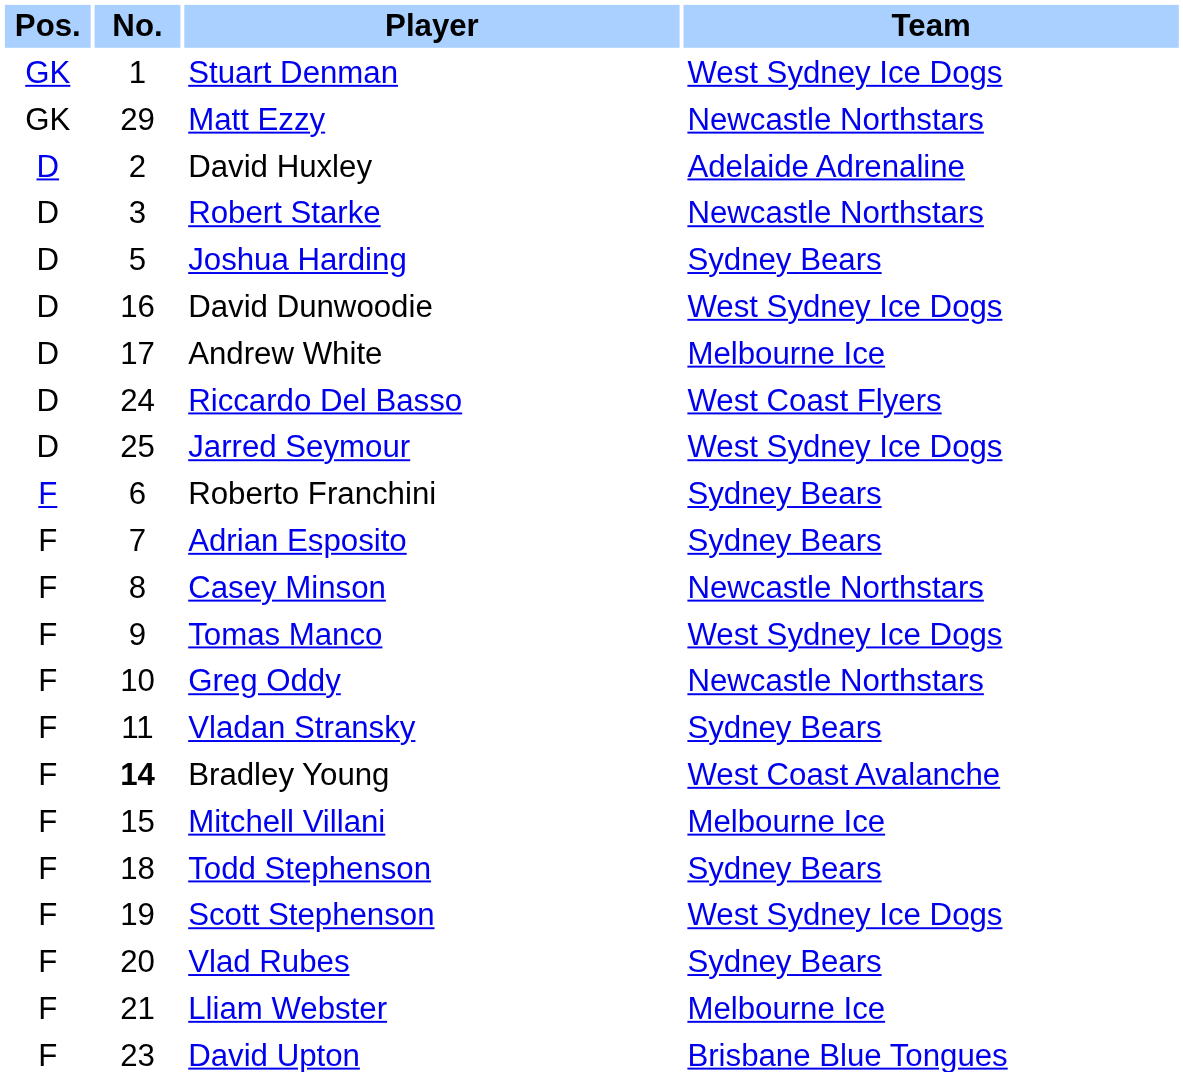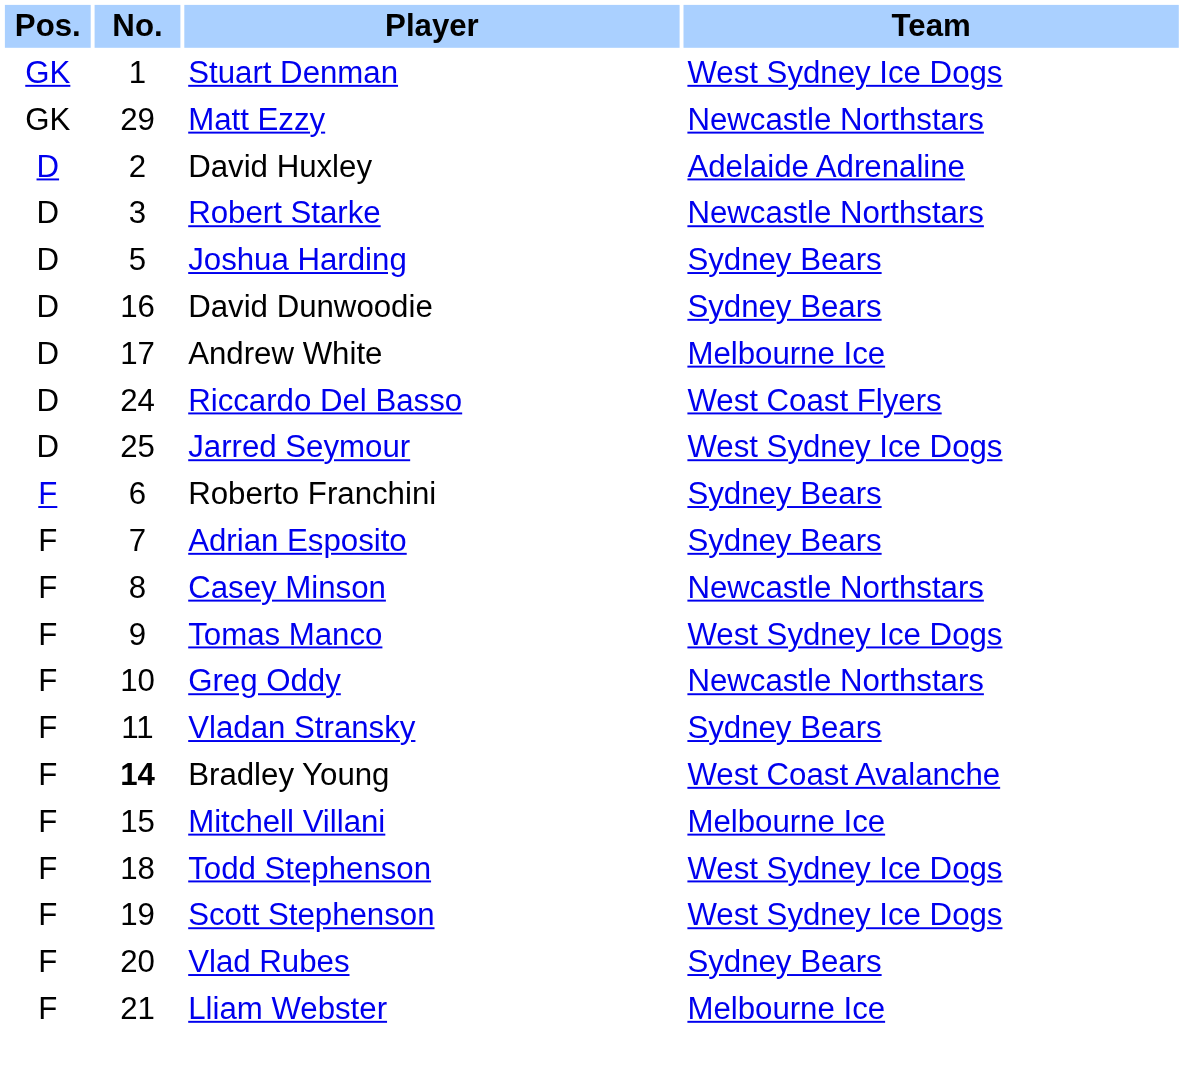(845, 306) West Sydney Ice Dogs -> (785, 306) Sydney Bears
(785, 868) Sydney Bears -> (845, 868) West Sydney Ice Dogs
- row: (274, 1055)
